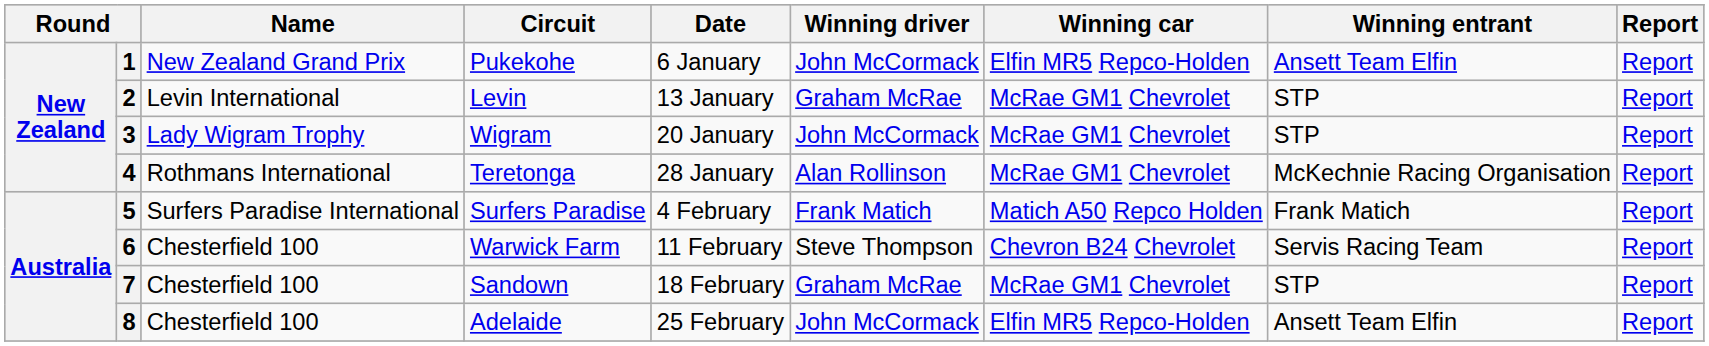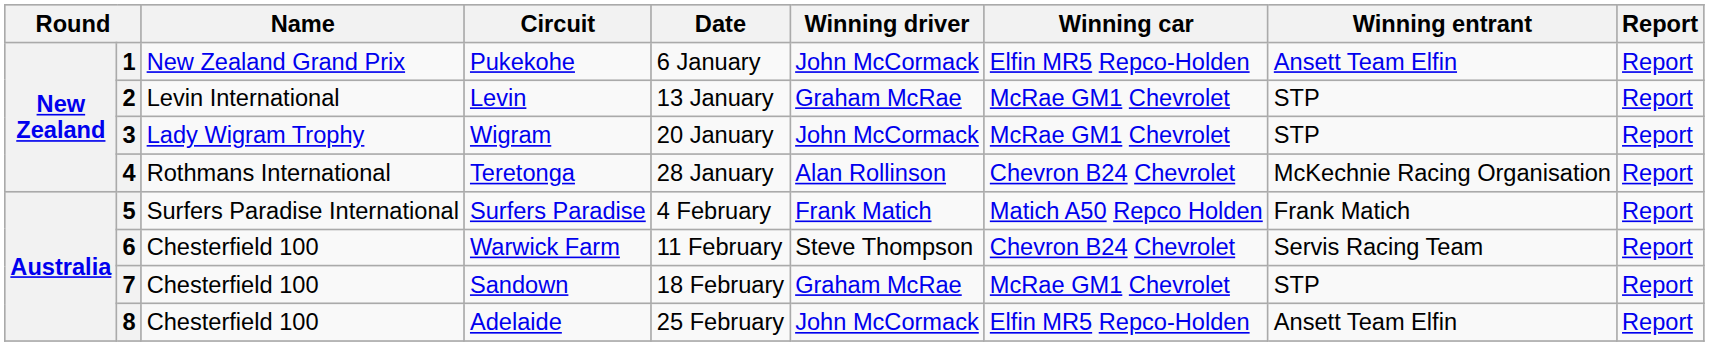(1110, 173) McRae GM1 Chevrolet -> (1113, 173) Chevron B24 Chevrolet
